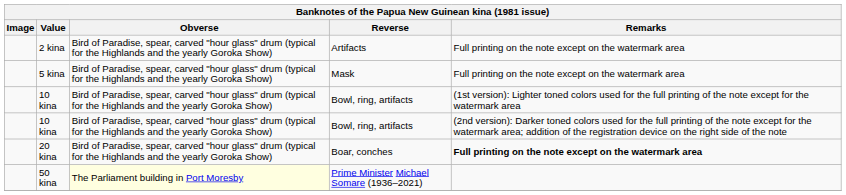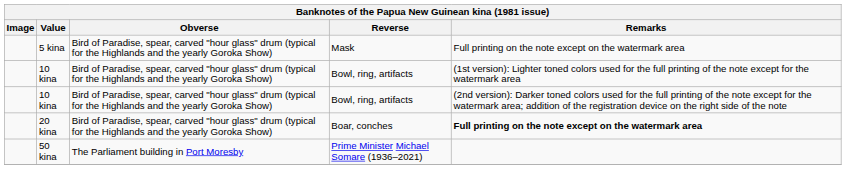- row: (52, 48)
(158, 178) lightyellow background -> (158, 152) no background
